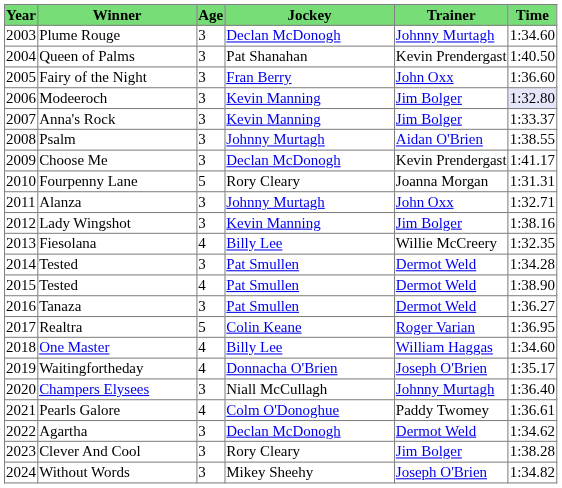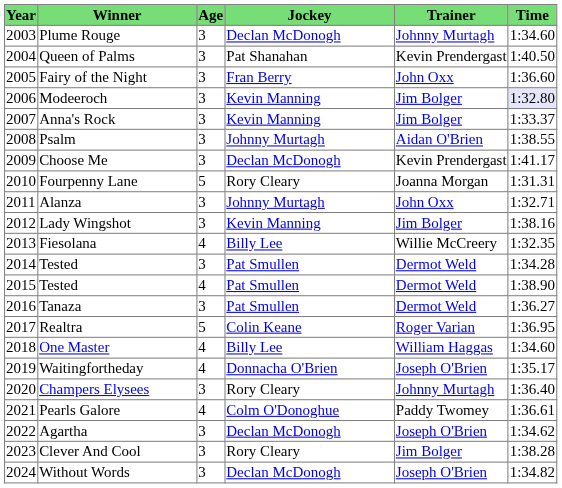(277, 389) Niall McCullagh -> (263, 389) Rory Cleary
(436, 430) Dermot Weld -> (441, 430) Joseph O'Brien
(270, 472) Mikey Sheehy -> (283, 472) Declan McDonogh
